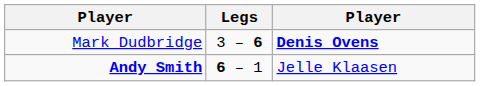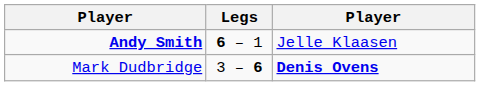rows swapped: (156, 68) <-> (137, 42)
